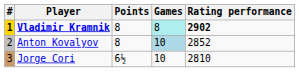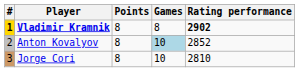(157, 28) paleturquoise background -> (157, 28) no background
(120, 59) 6½ -> (117, 59) 8
